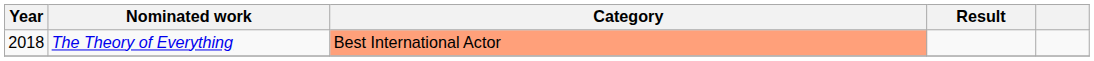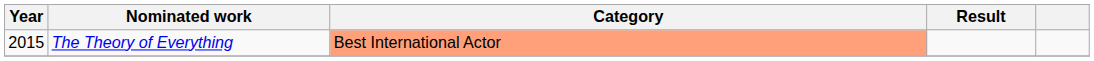(26, 42) 2018 -> (26, 42) 2015
